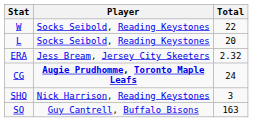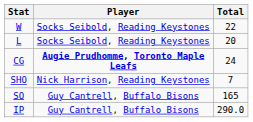- row: (19, 56)
(231, 95) 3 -> (231, 80) 7
(231, 110) 163 -> (231, 95) 165
+ row: (19, 110)
